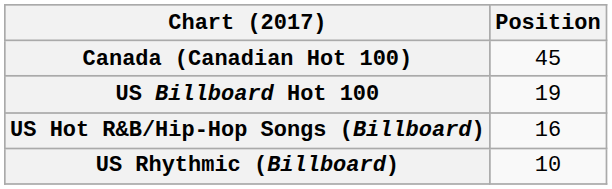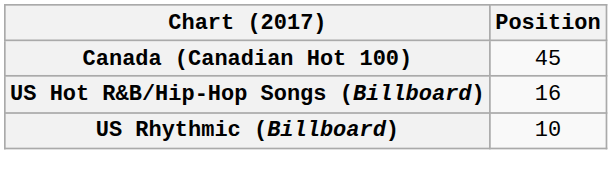- row: (247, 94)
